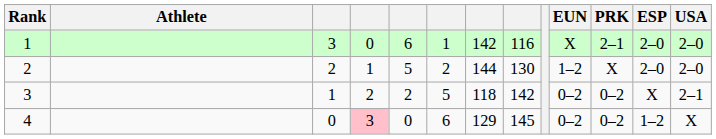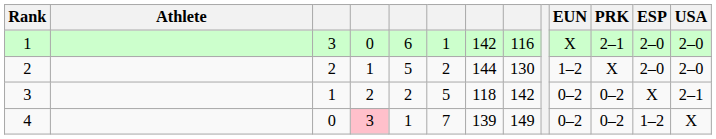(408, 120) 0 -> (408, 120) 1
(446, 120) 6 -> (446, 120) 7
(484, 120) 129 -> (484, 120) 139
(522, 120) 145 -> (522, 120) 149
